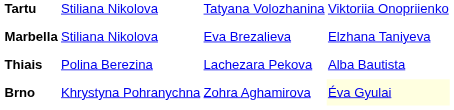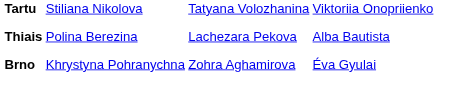- row: (31, 36)
(360, 92) lightyellow background -> (344, 64) no background
